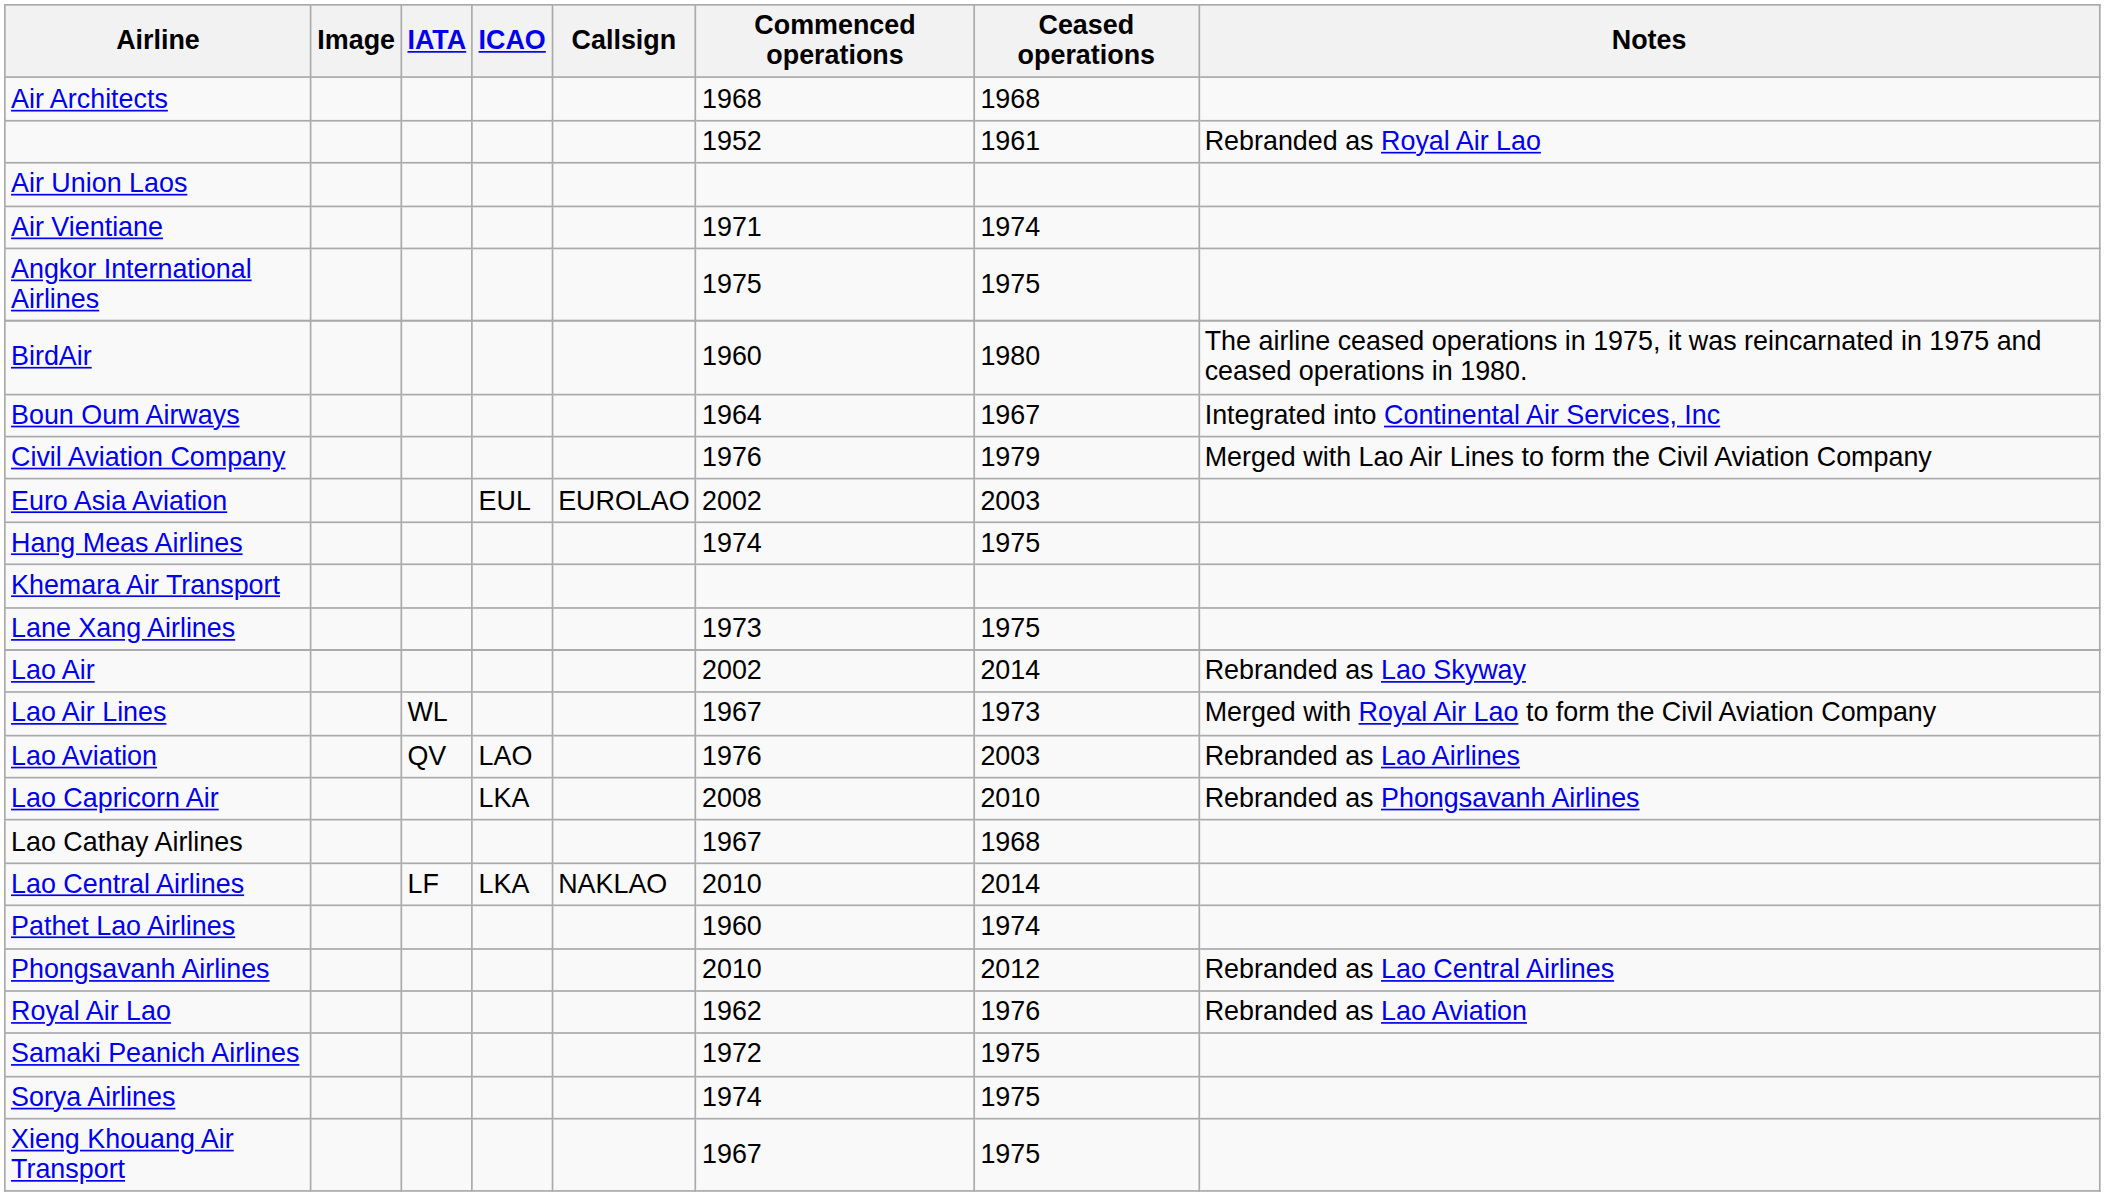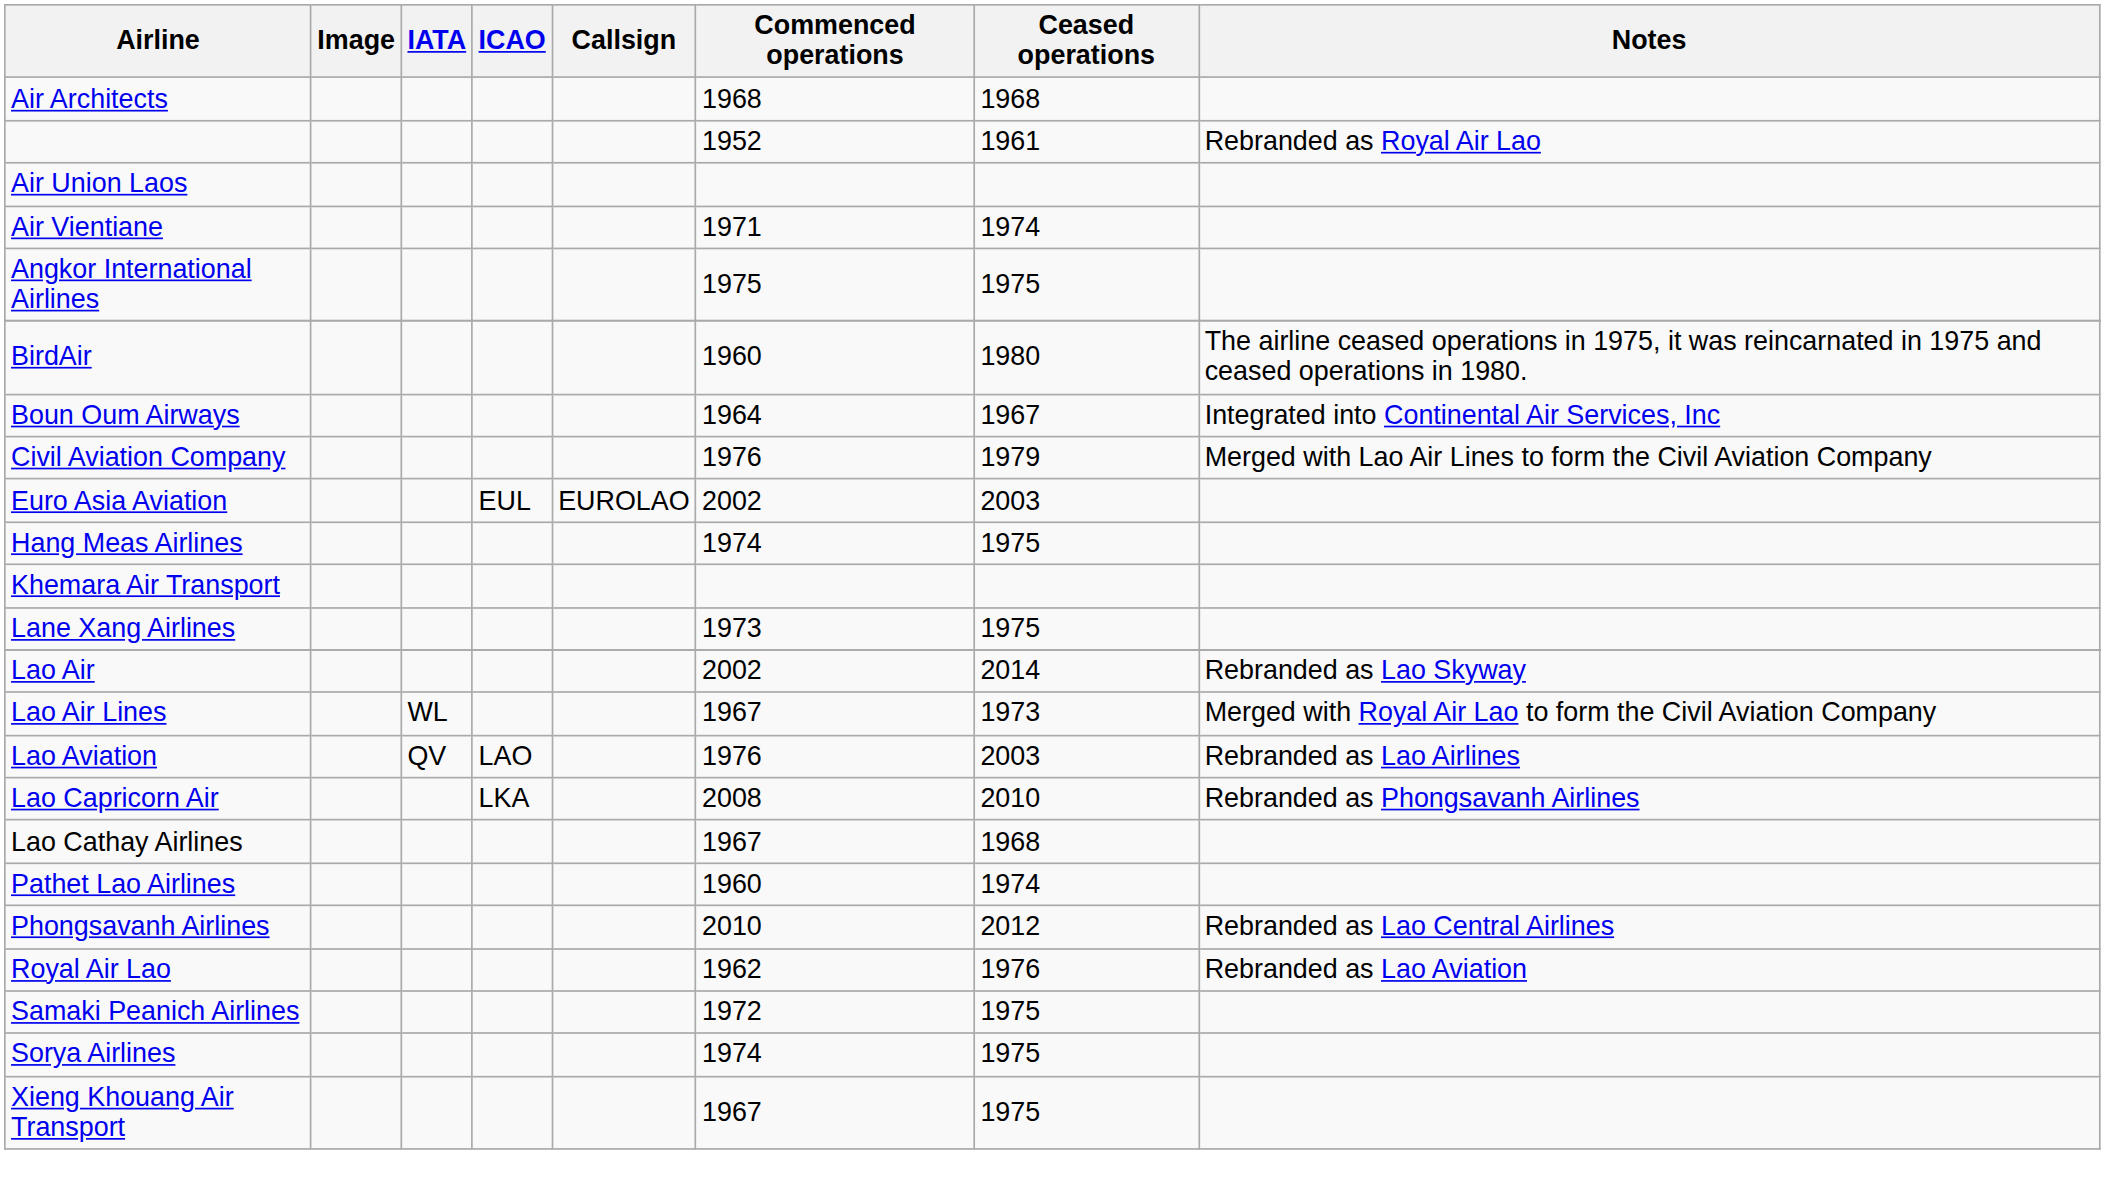- row: (128, 883)
